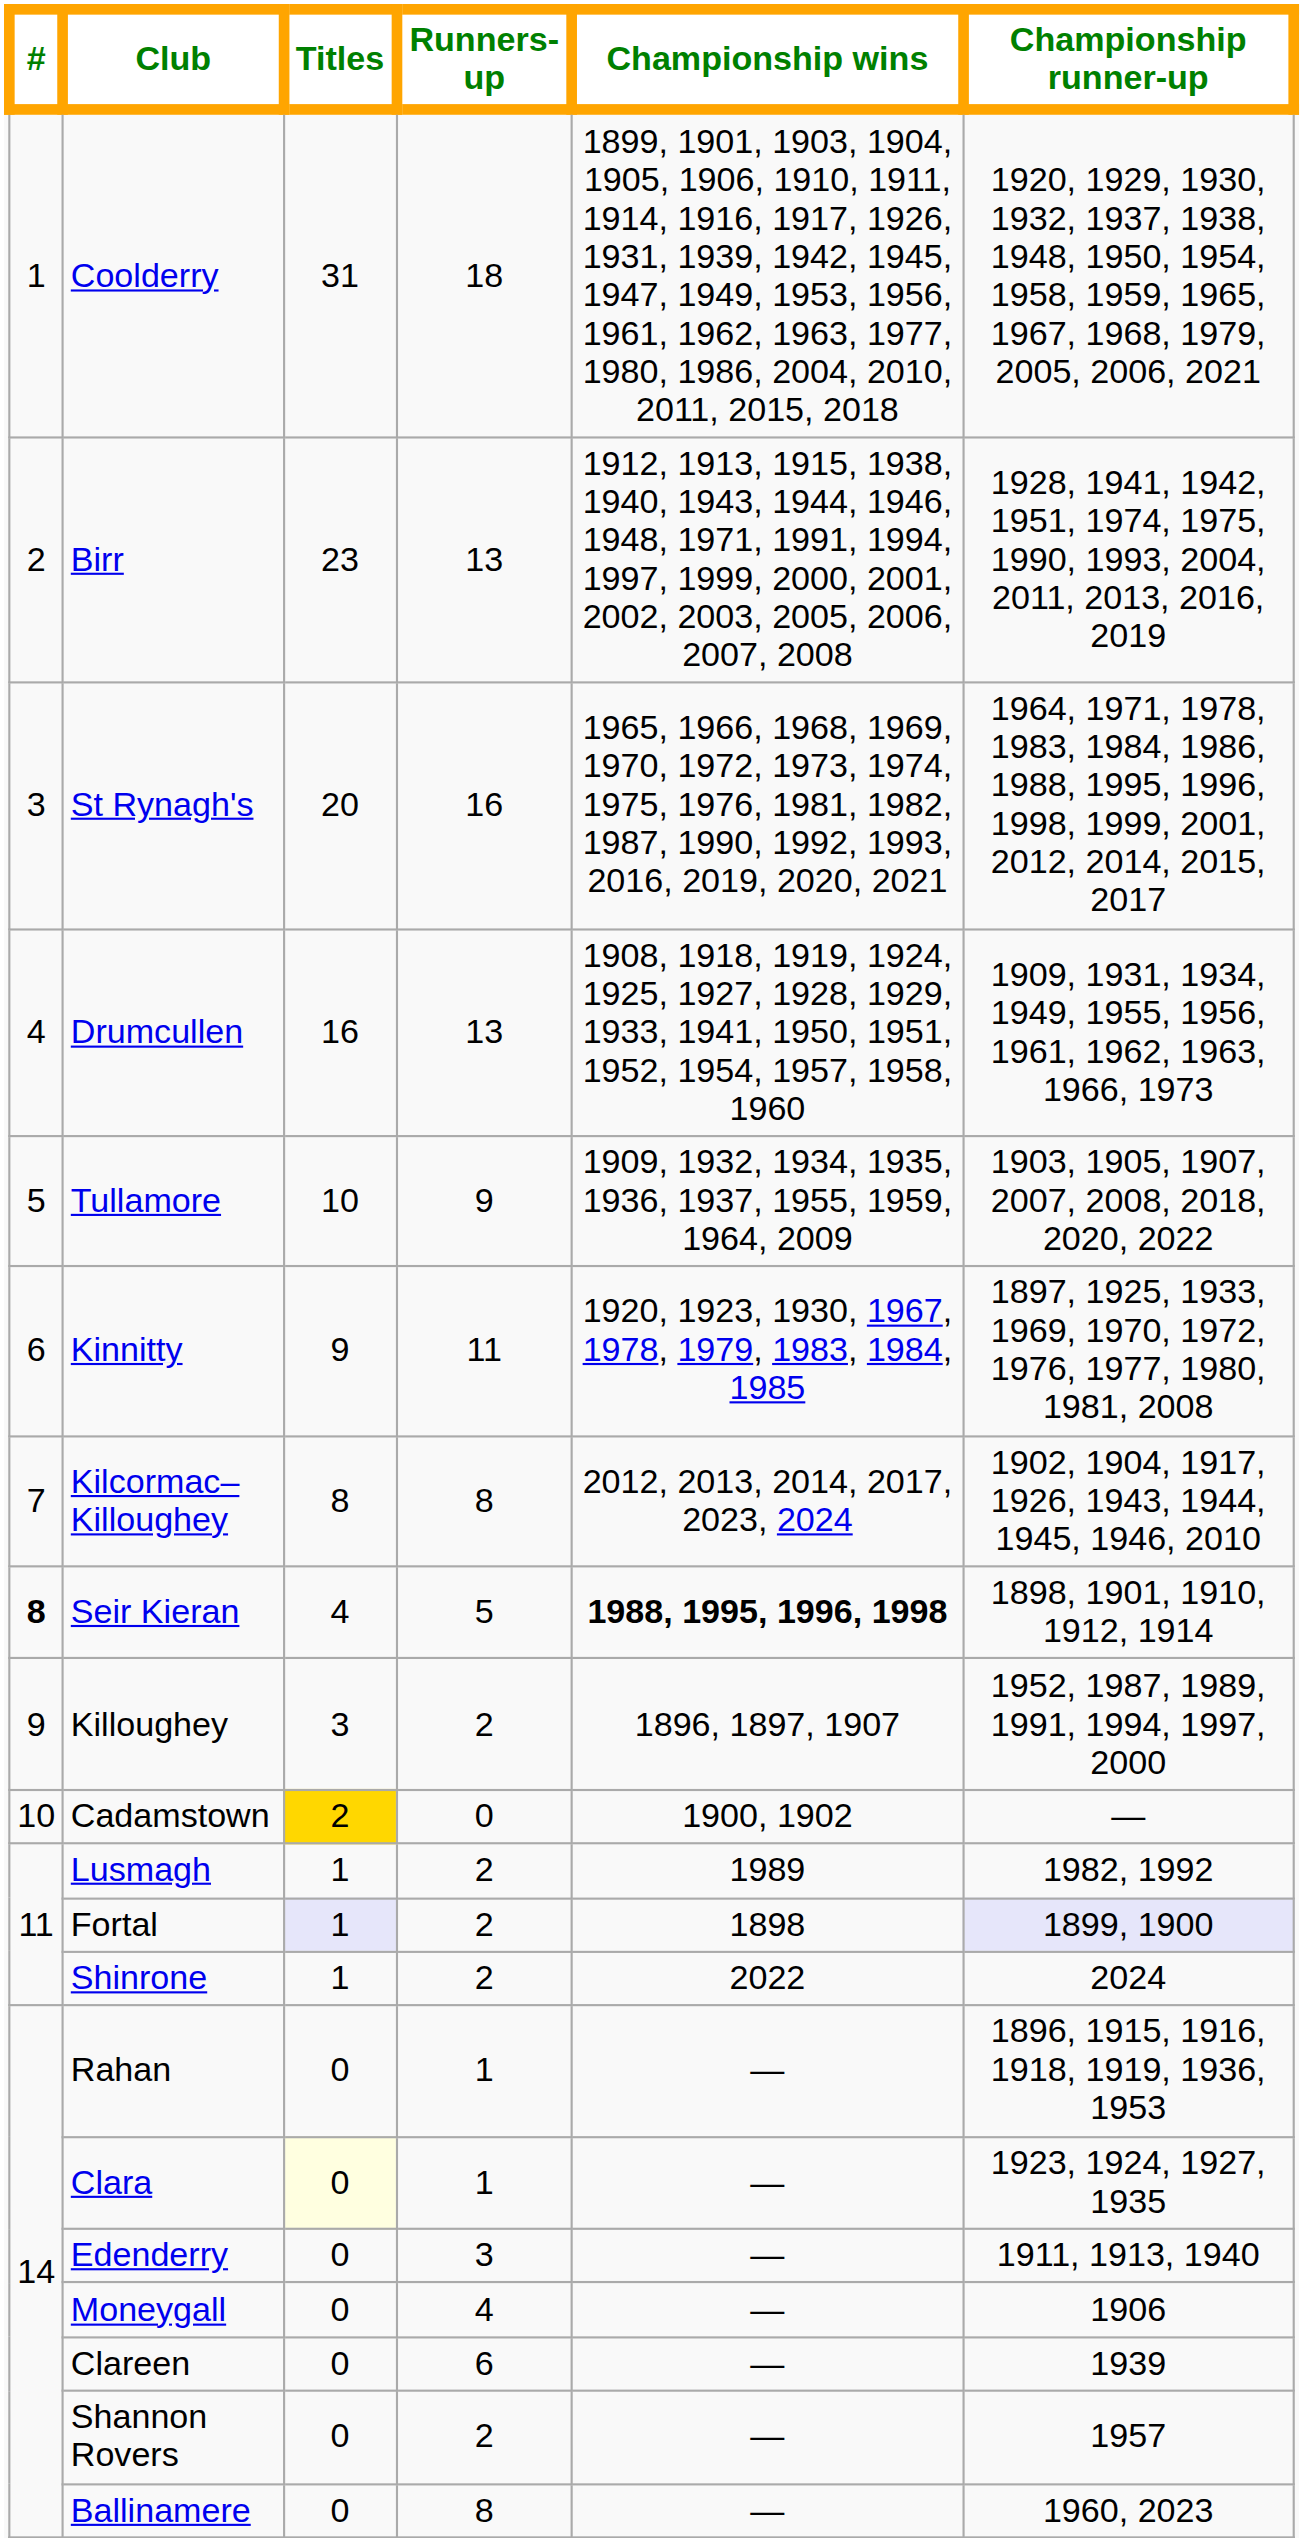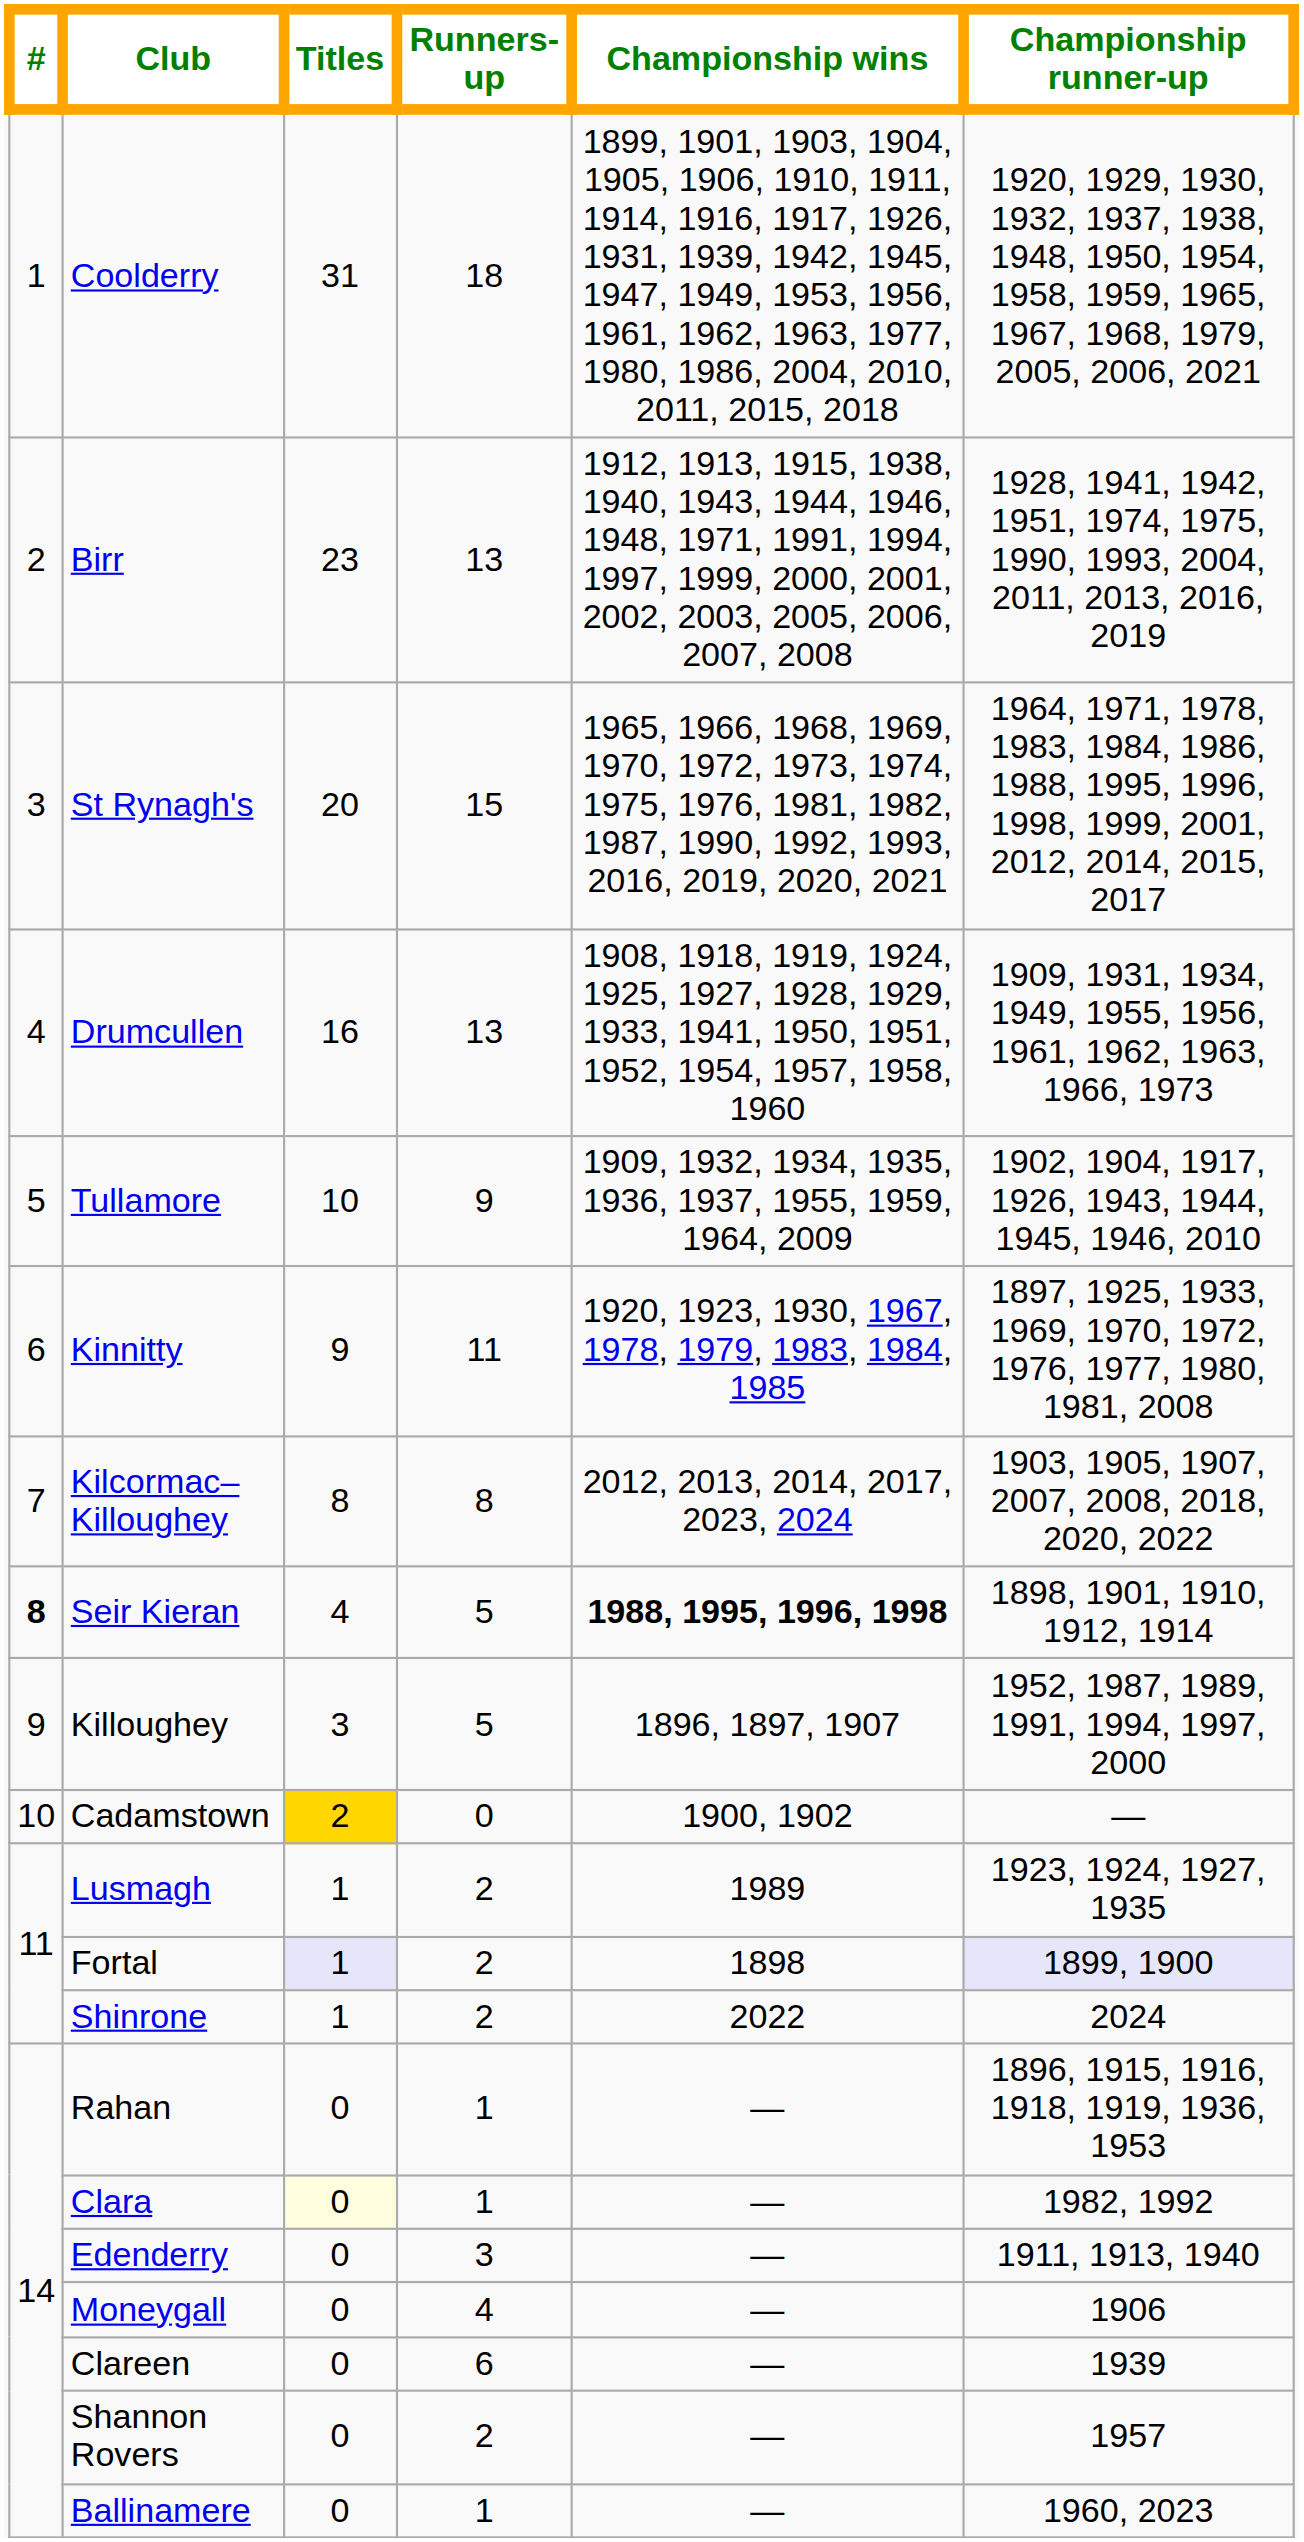(484, 804) 16 -> (484, 804) 15
(1128, 1200) 1903, 1905, 1907, 2007, 2008, 2018, 2020, 2022 -> (1128, 1200) 1902, 1904, 1917, 1926, 1943, 1944, 1945, 1946, 2010
(1128, 1500) 1902, 1904, 1917, 1926, 1943, 1944, 1945, 1946, 2010 -> (1128, 1500) 1903, 1905, 1907, 2007, 2008, 2018, 2020, 2022
(484, 1723) 2 -> (484, 1723) 5
(1128, 1869) 1982, 1992 -> (1128, 1889) 1923, 1924, 1927, 1935
(1128, 2182) 1923, 1924, 1927, 1935 -> (1128, 2201) 1982, 1992
(484, 2509) 8 -> (484, 2509) 1
